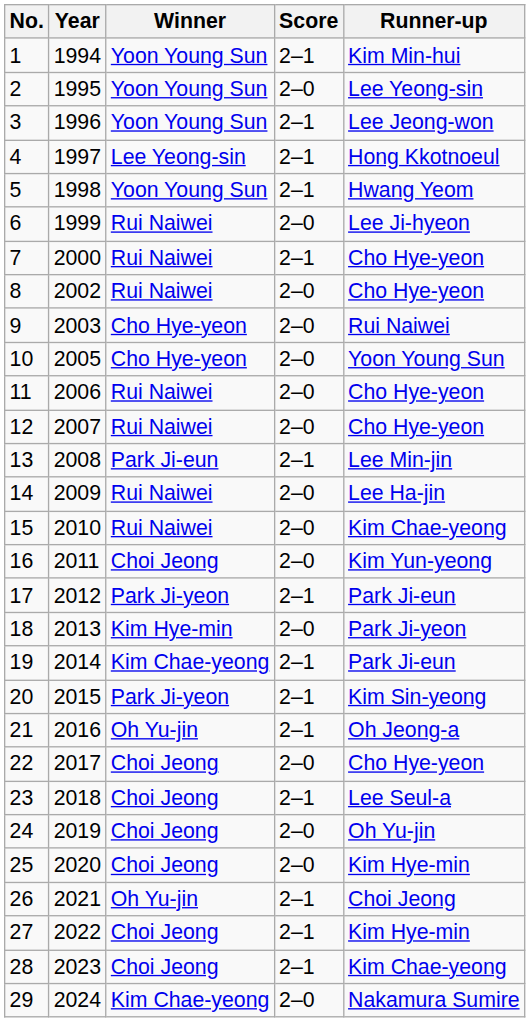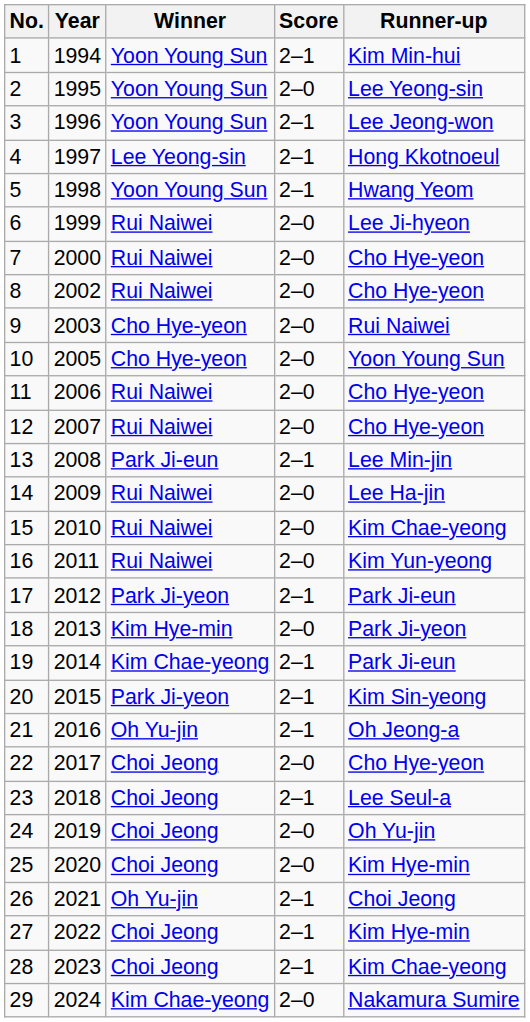(297, 257) 2–1 -> (297, 257) 2–0
(165, 561) Choi Jeong -> (162, 561) Rui Naiwei
